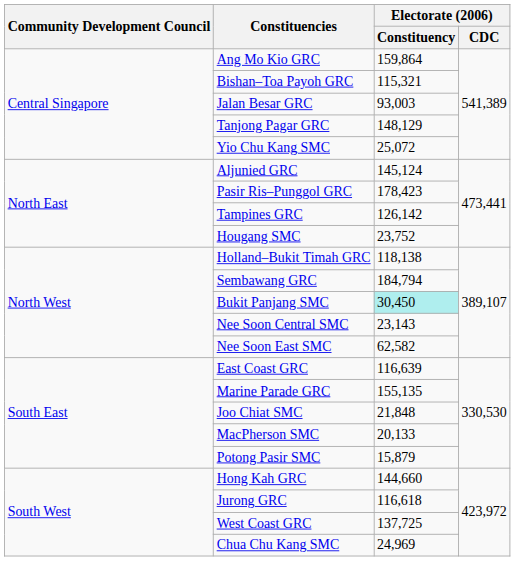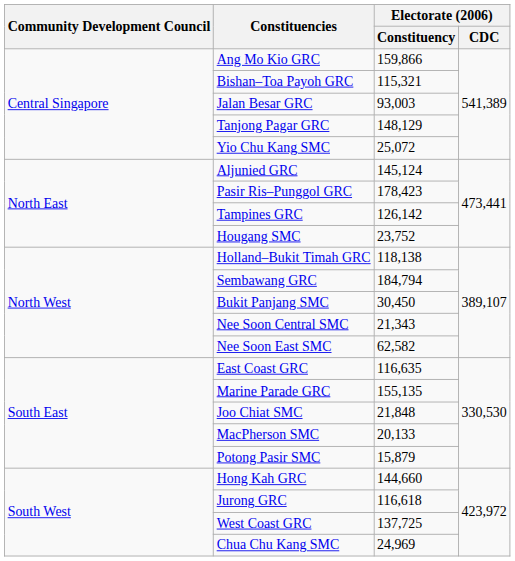(400, 59) 159,864 -> (400, 59) 159,866
(396, 302) paleturquoise background -> (396, 302) no background
(396, 324) 23,143 -> (396, 324) 21,343
(399, 368) 116,639 -> (399, 368) 116,635
